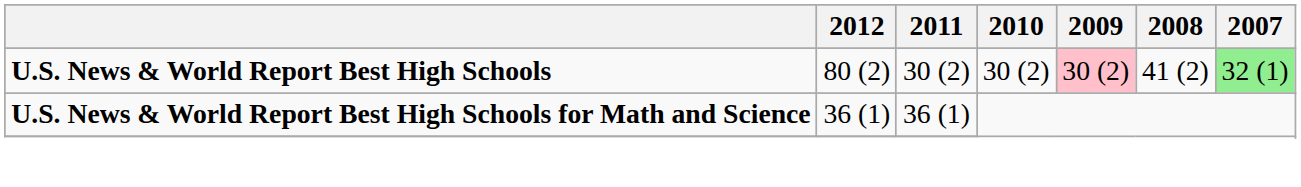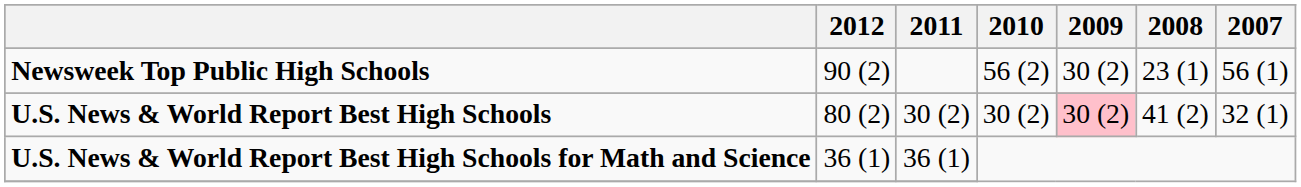+ row: (220, 70)
(1255, 70) lightgreen background -> (1255, 114) no background
